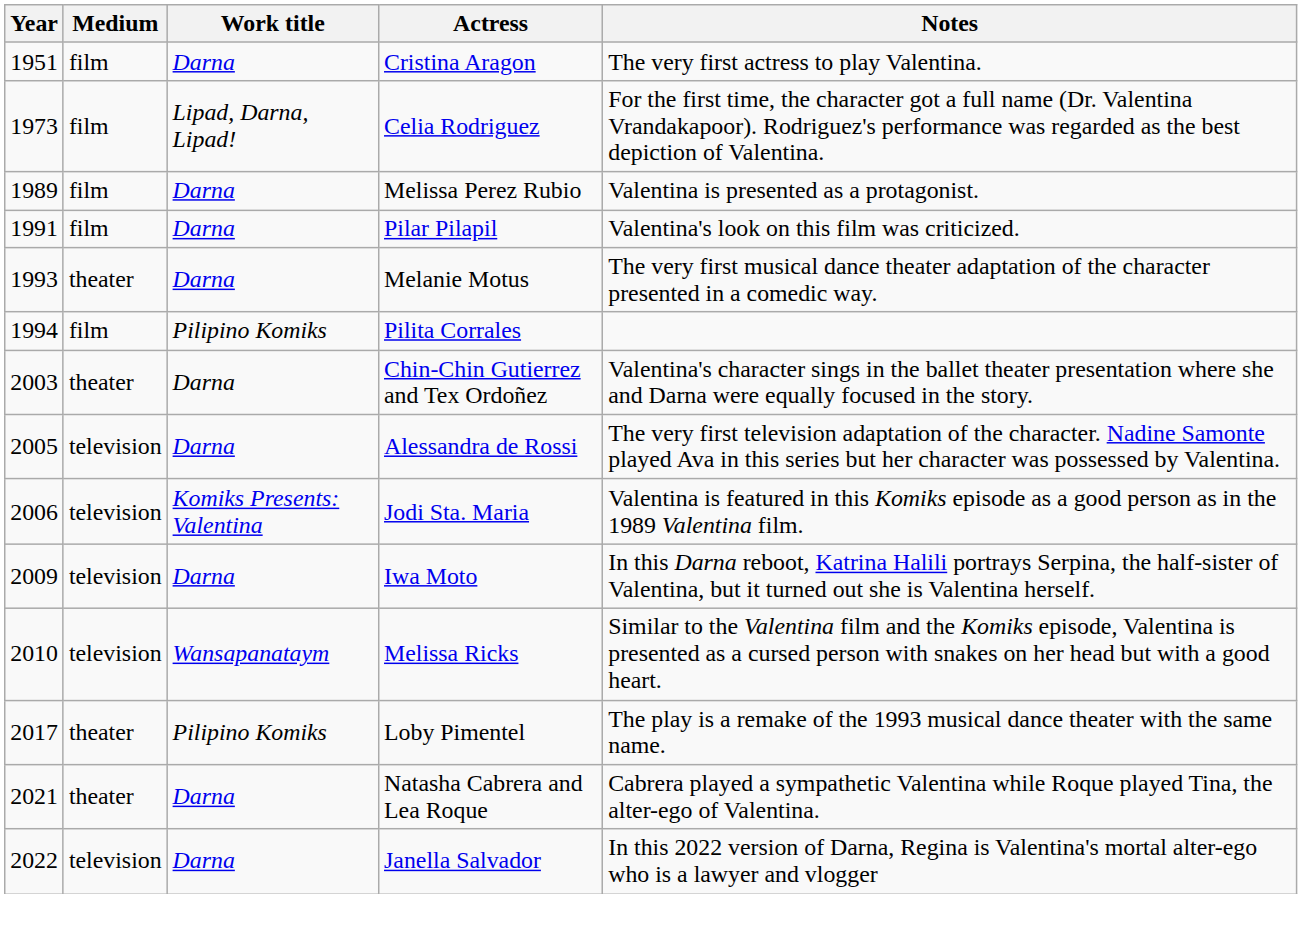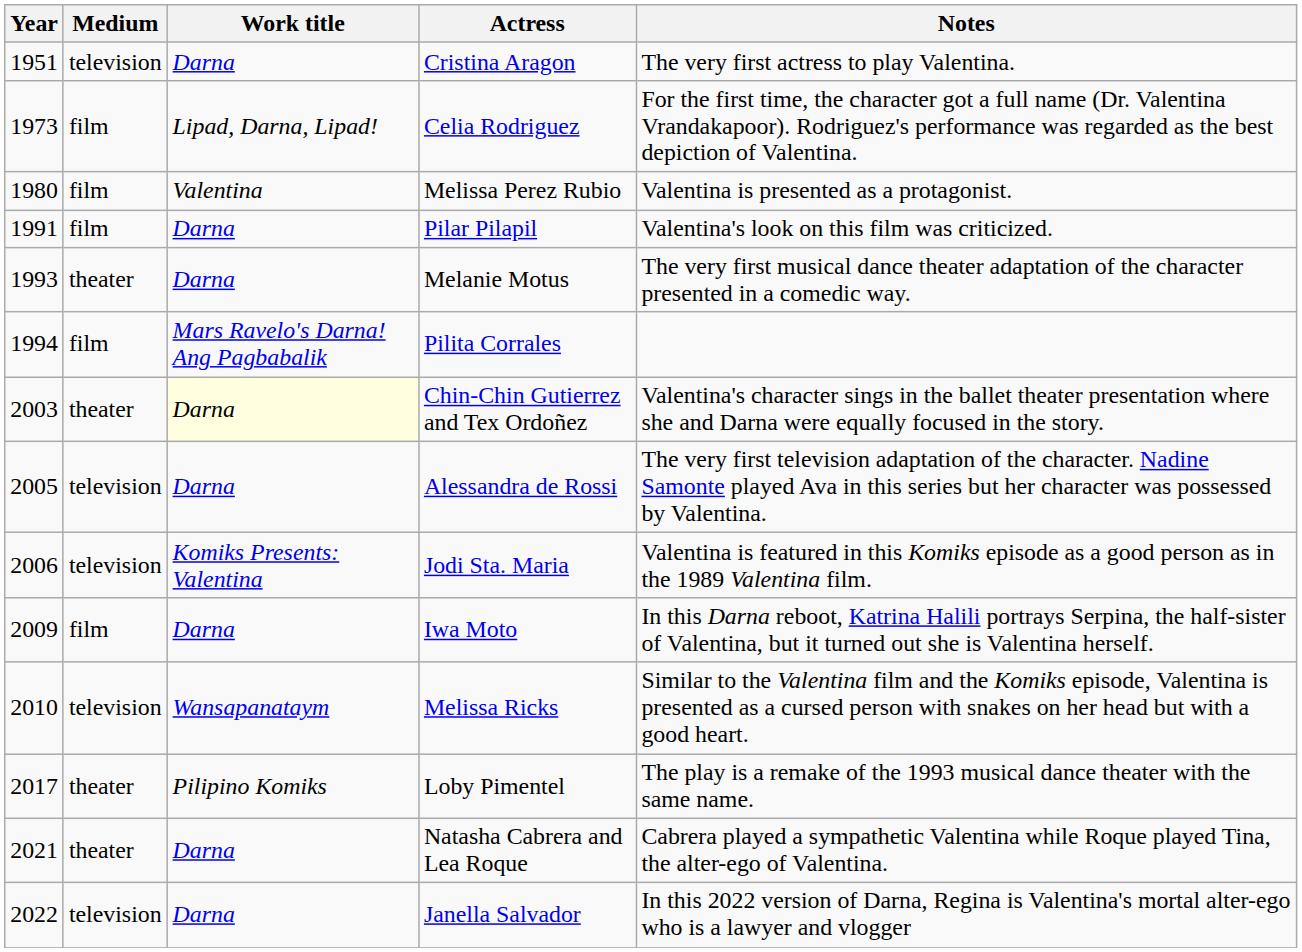(89, 61) film -> (115, 61) television
(34, 190) 1989 -> (34, 190) 1980
(204, 190) Darna -> (218, 190) Valentina
(250, 330) Pilipino Komiks -> (279, 344) Mars Ravelo's Darna! Ang Pagbabalik
(204, 381) no background -> (204, 408) lightyellow background
(115, 575) television -> (89, 629) film
